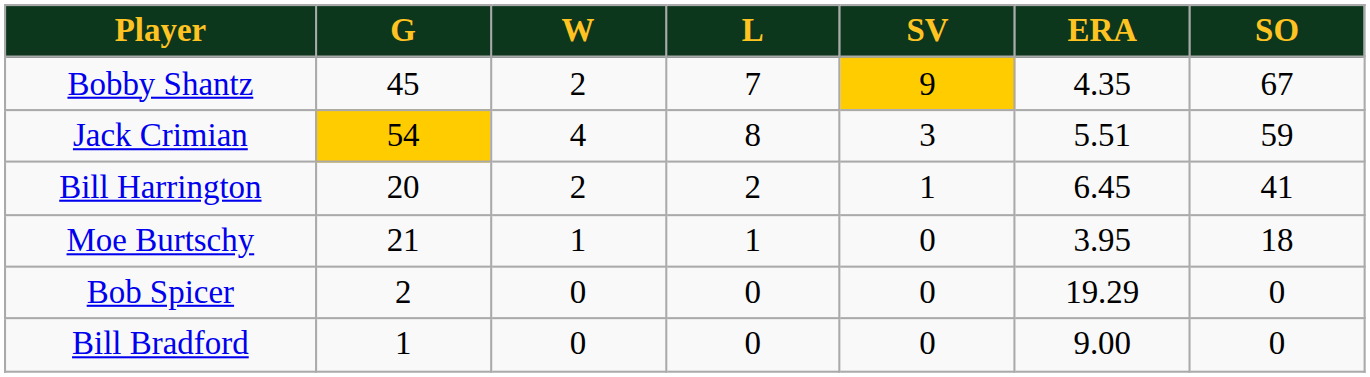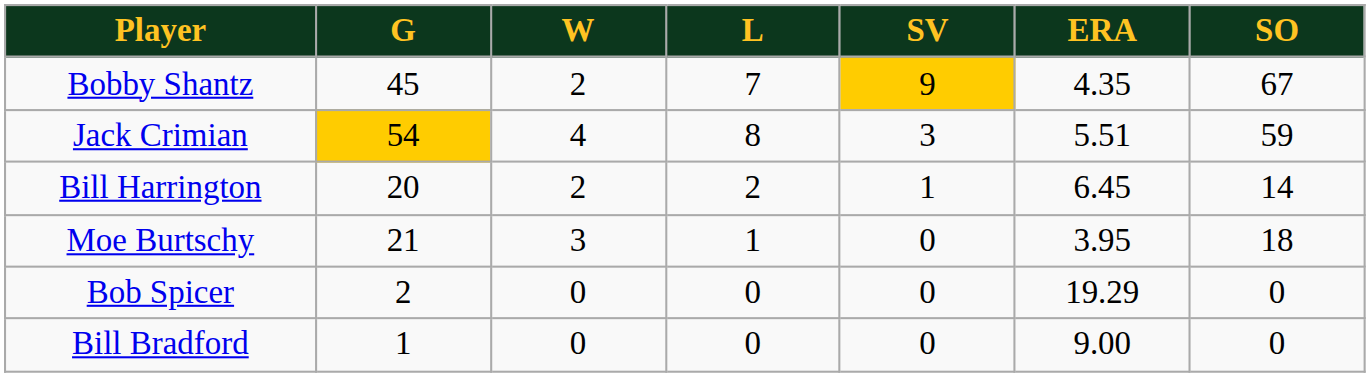(1277, 187) 41 -> (1277, 187) 14
(578, 239) 1 -> (578, 239) 3
